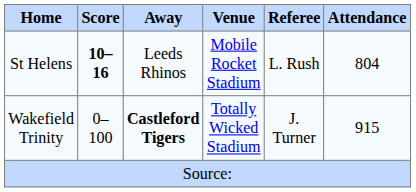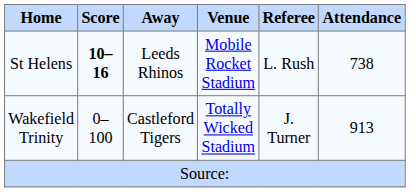(367, 63) 804 -> (362, 63) 738
(163, 127) bold -> (161, 127) normal
(367, 127) 915 -> (362, 127) 913
